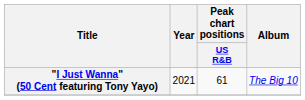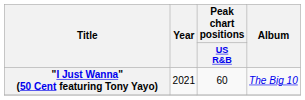(222, 81) 61 -> (222, 81) 60
